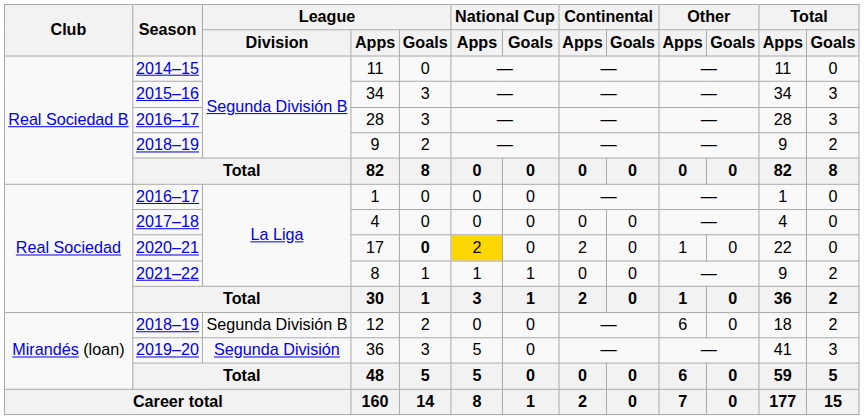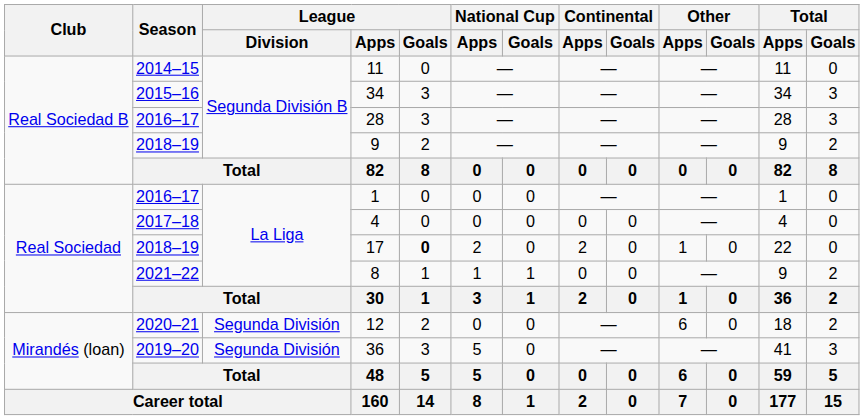(168, 247) 2020–21 -> (168, 247) 2018–19
(477, 247) gold background -> (477, 247) no background
(168, 324) 2018–19 -> (168, 324) 2020–21
(277, 324) Segunda División B -> (277, 324) Segunda División
